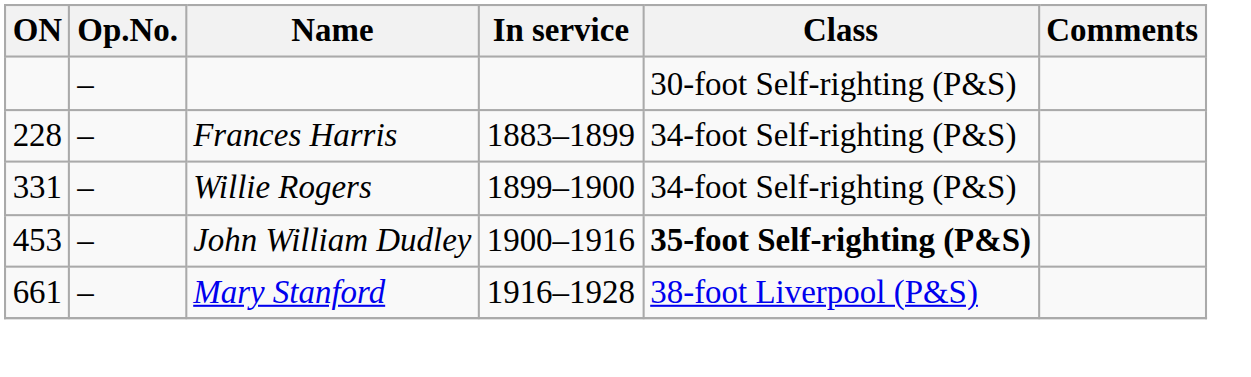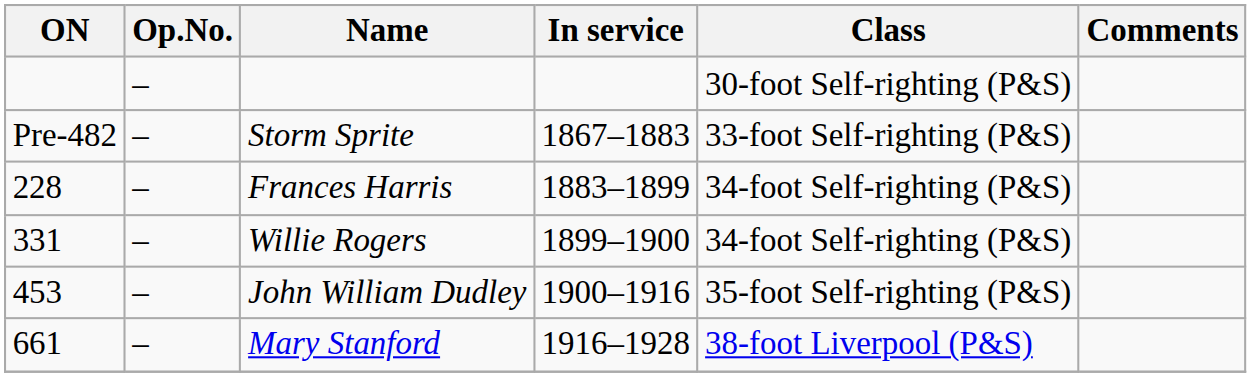+ row: (65, 135)
(841, 239) bold -> (888, 291) normal
